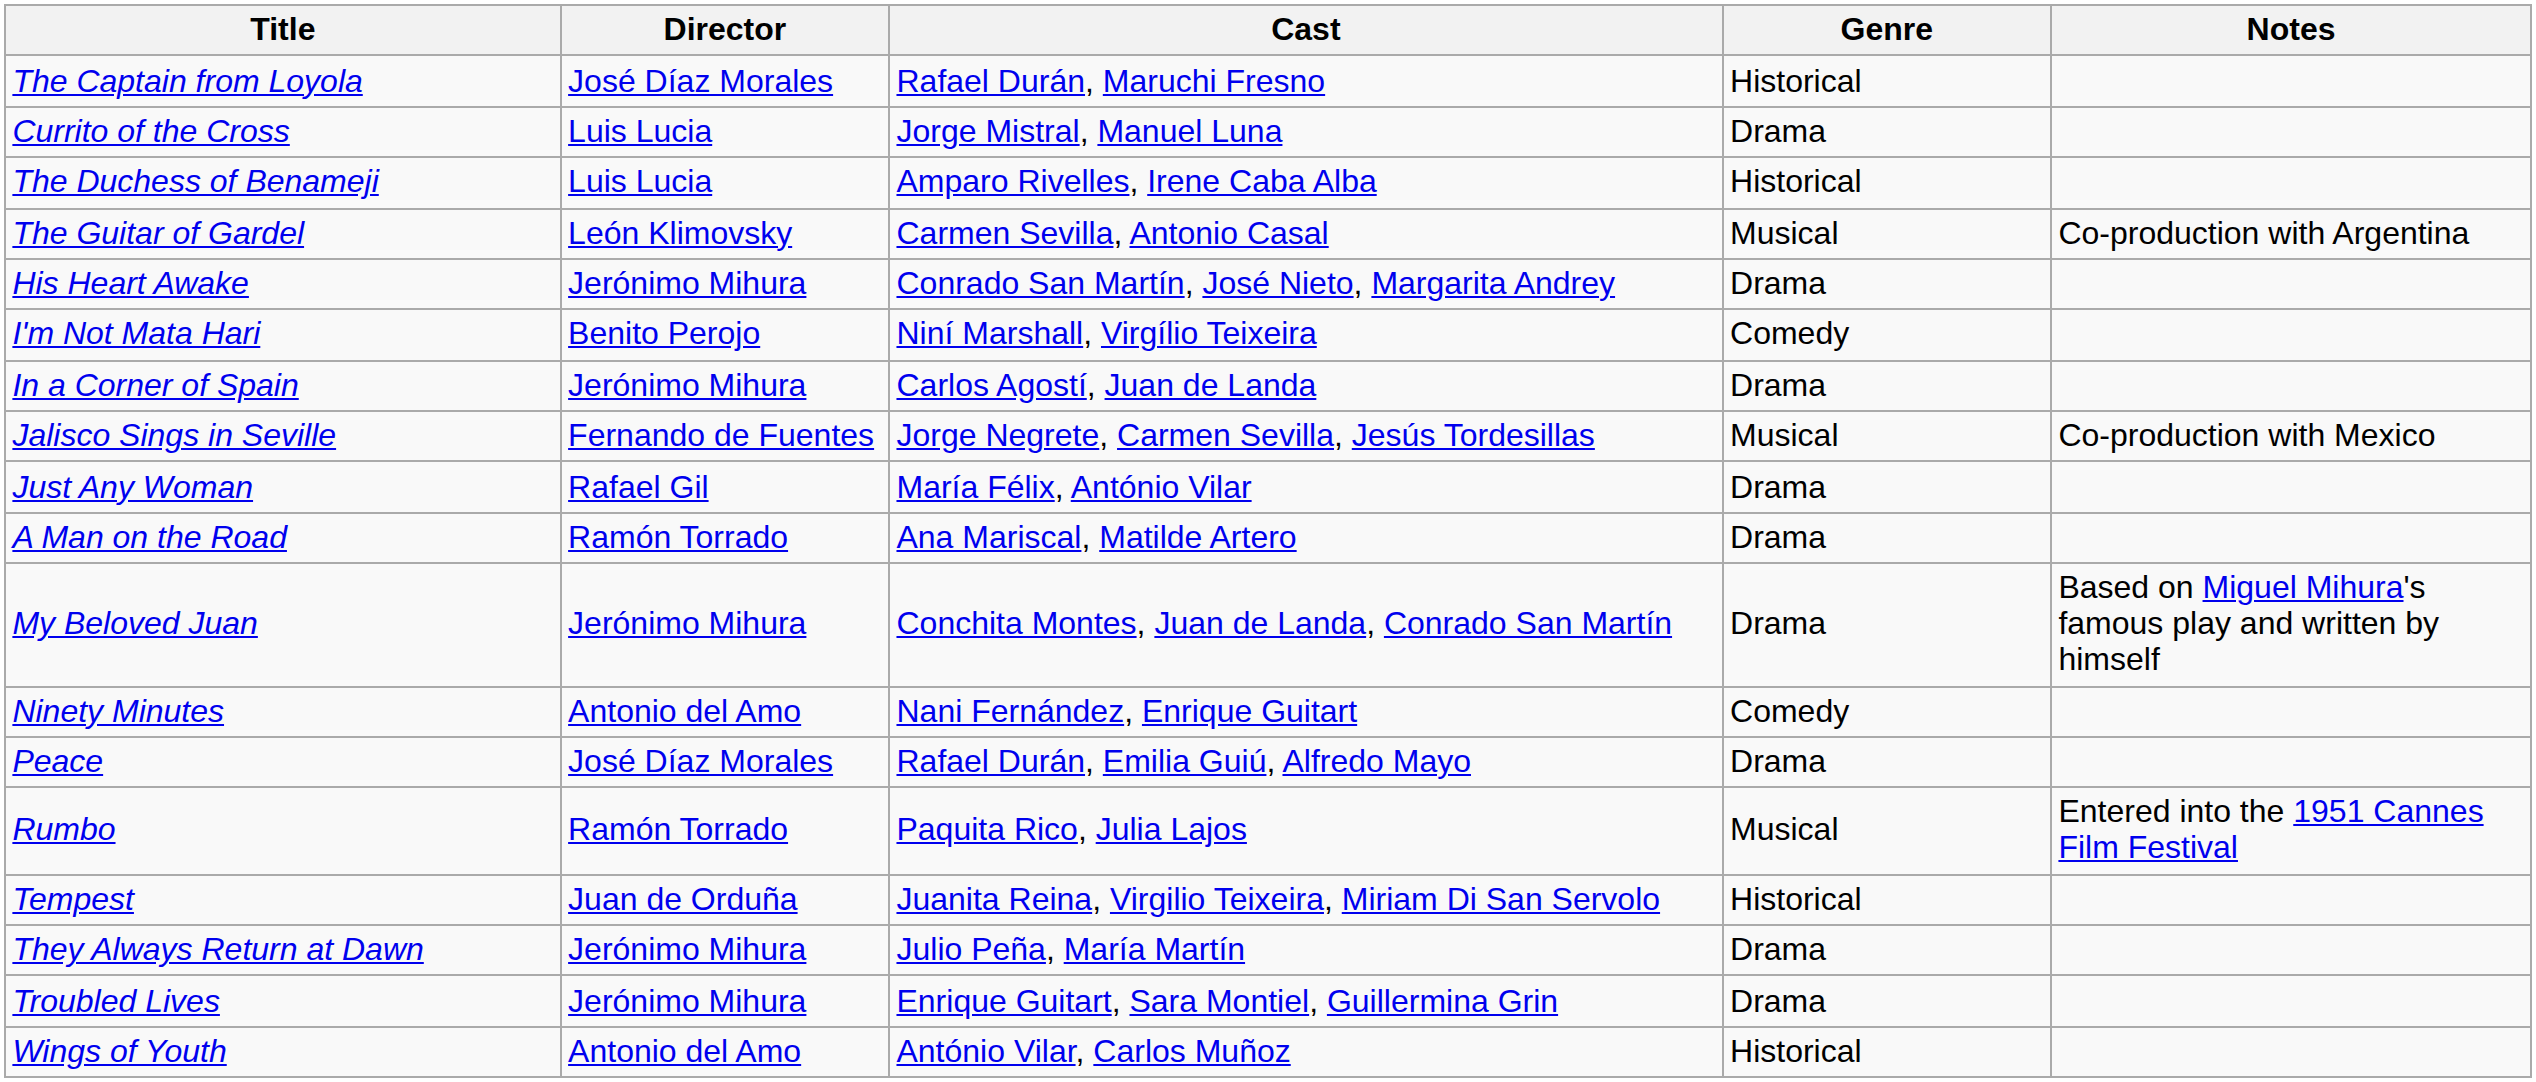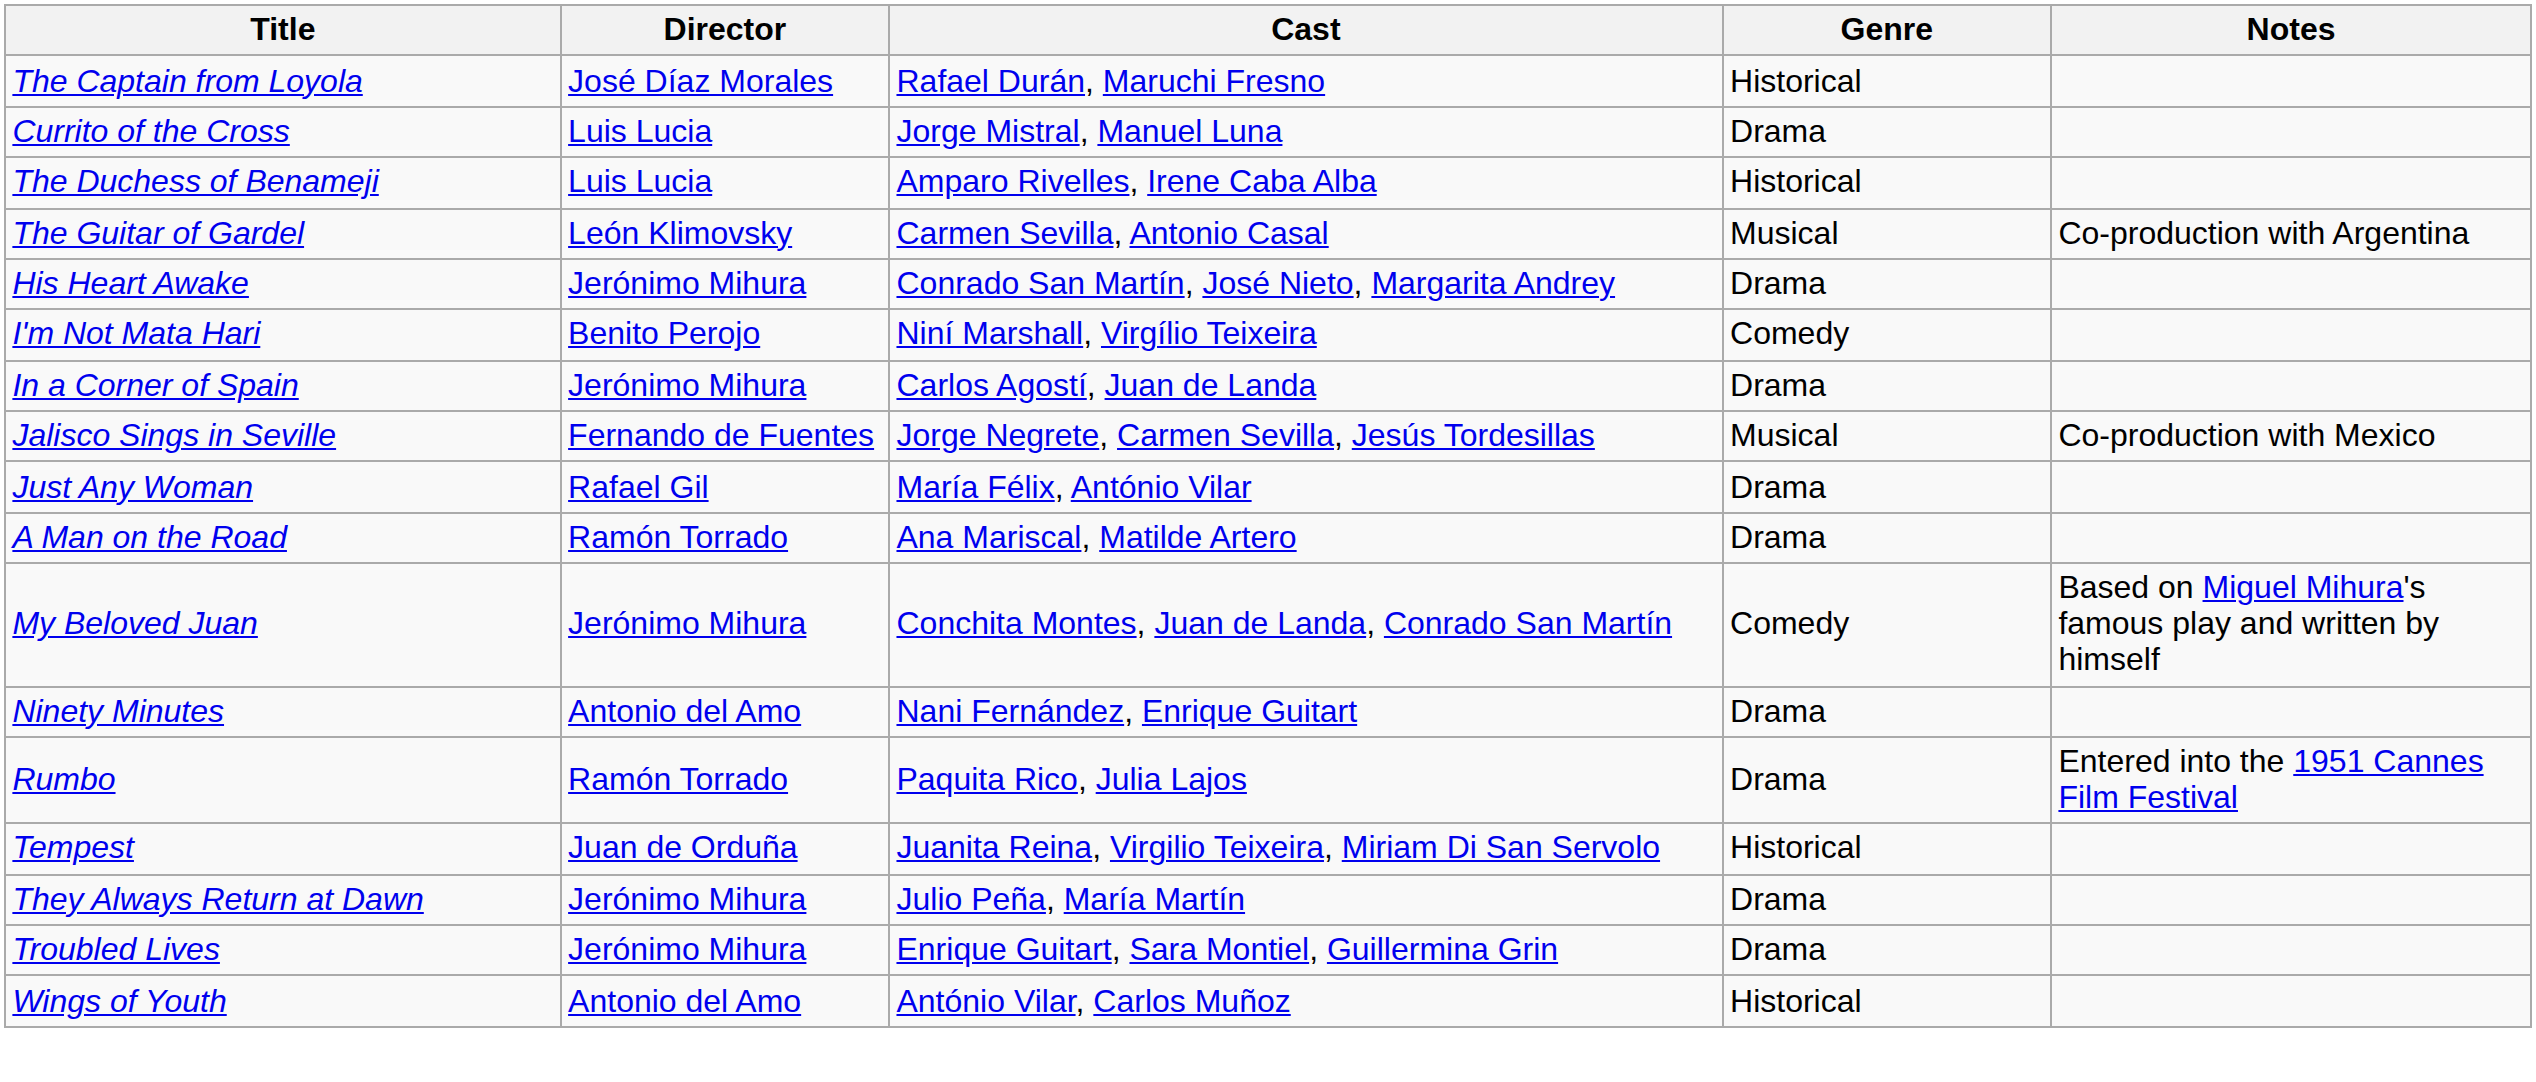(1778, 624) Drama -> (1790, 624) Comedy
(1790, 710) Comedy -> (1778, 710) Drama
- row: (58, 761)
(1784, 830) Musical -> (1778, 779) Drama
